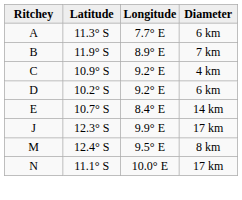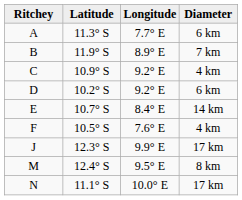+ row: (33, 128)
